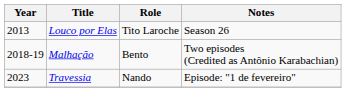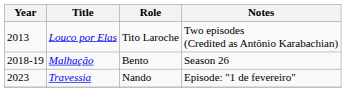(207, 30) Season 26 -> (261, 36) Two episodes (Credited as Antônio Karabachian)
(261, 54) Two episodes (Credited as Antônio Karabachian) -> (207, 60) Season 26
